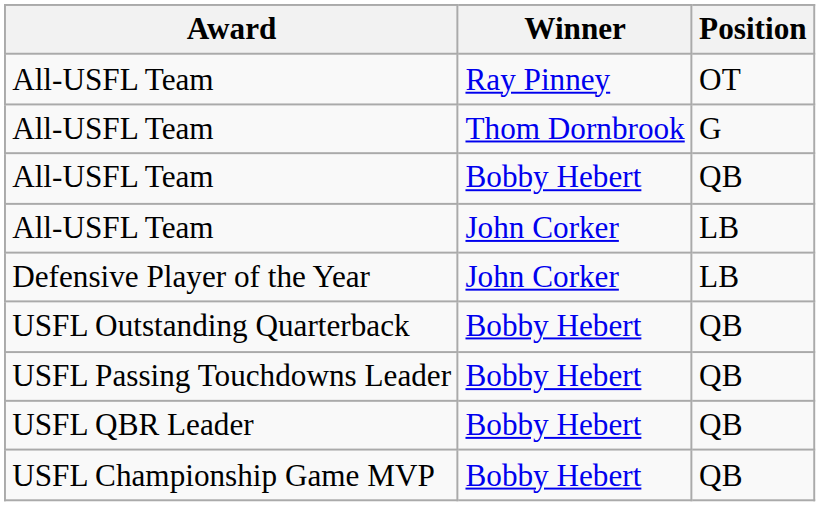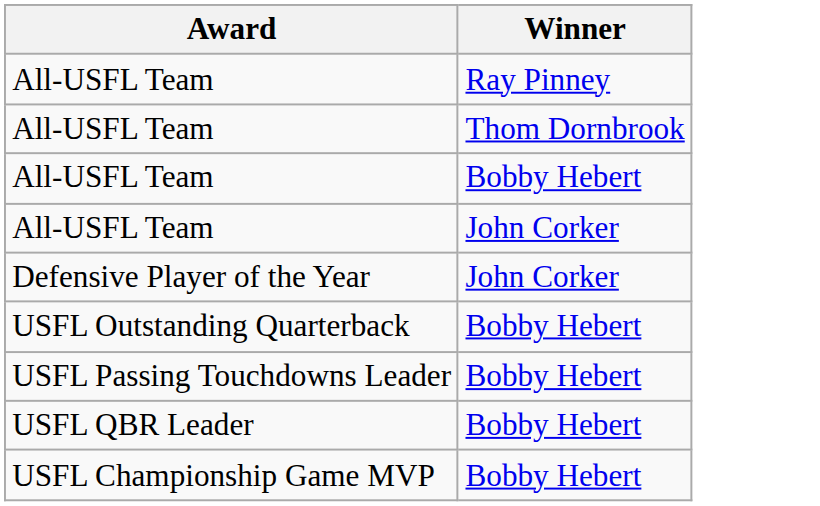- column: (753, 29)
